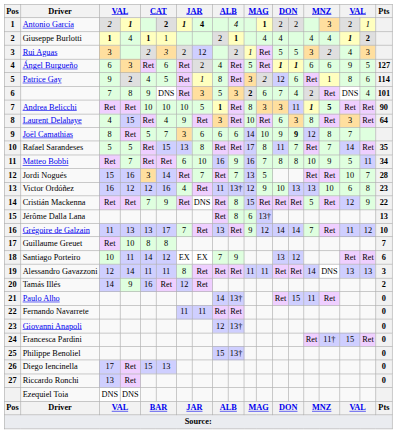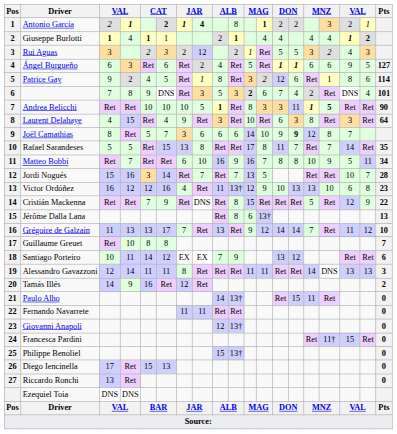(236, 24) 4 -> (236, 24) 8
